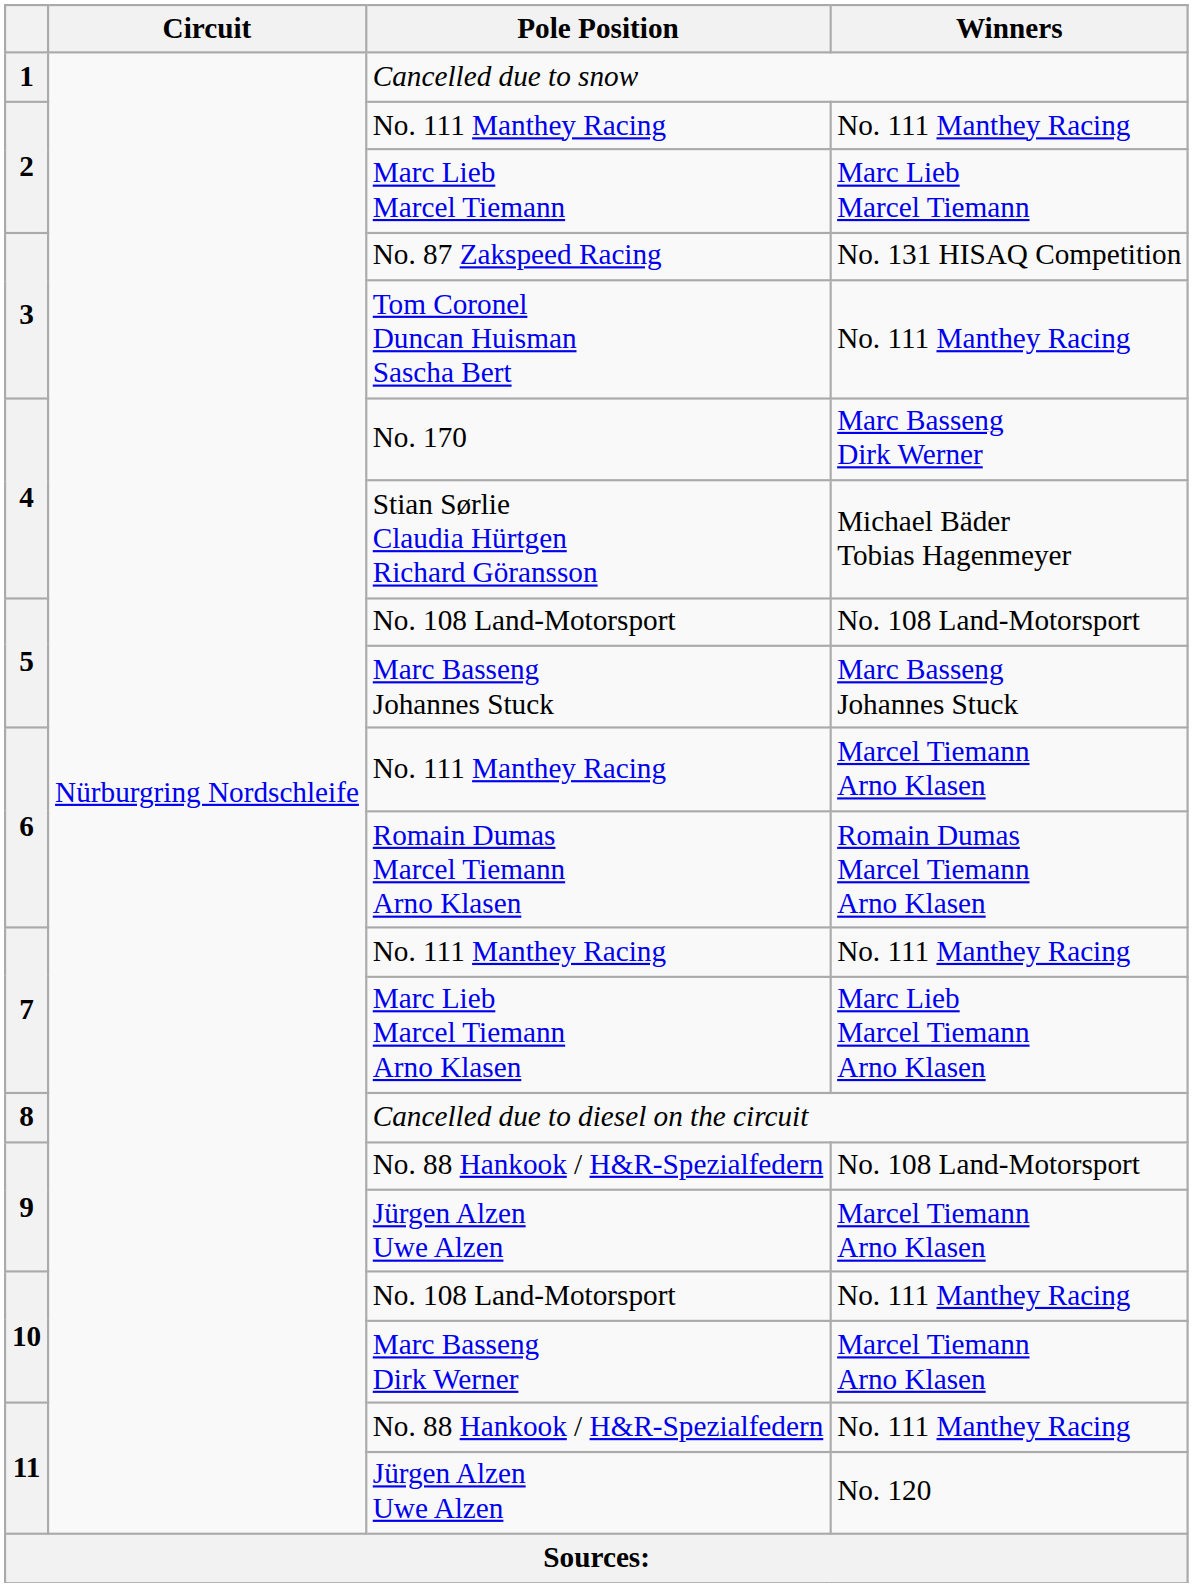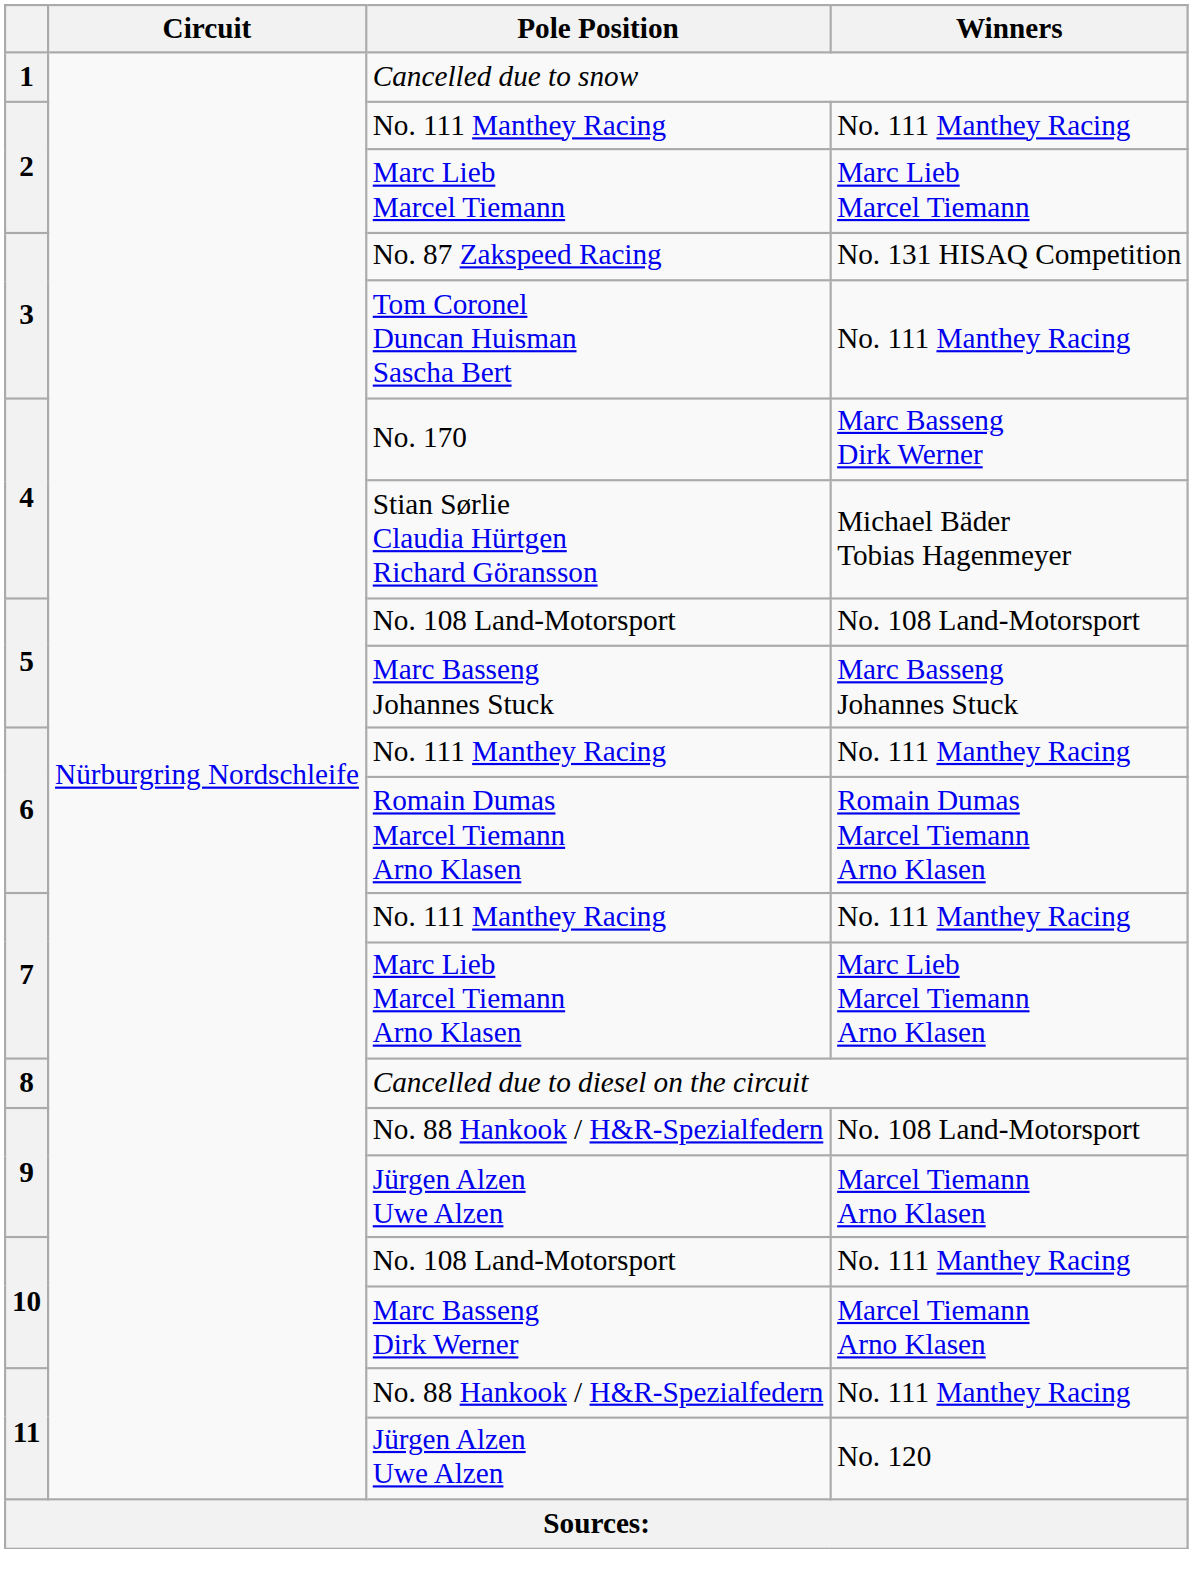(933, 768) Marcel Tiemann Arno Klasen -> (984, 751) No. 111 Manthey Racing
